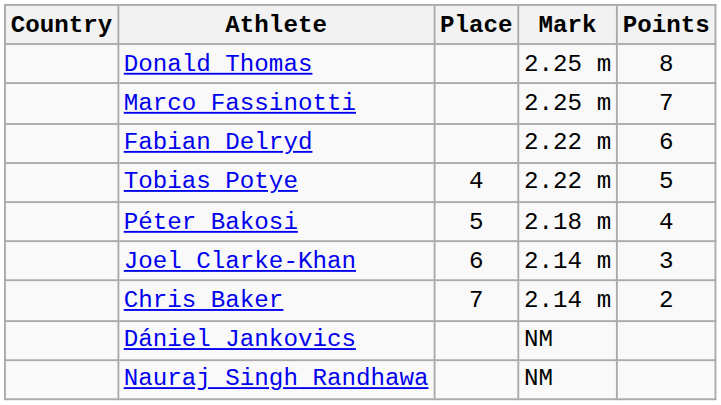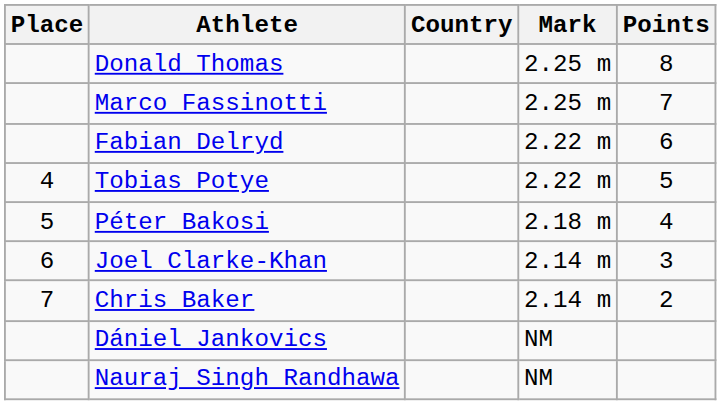columns swapped: (476, 25) <-> (61, 25)
